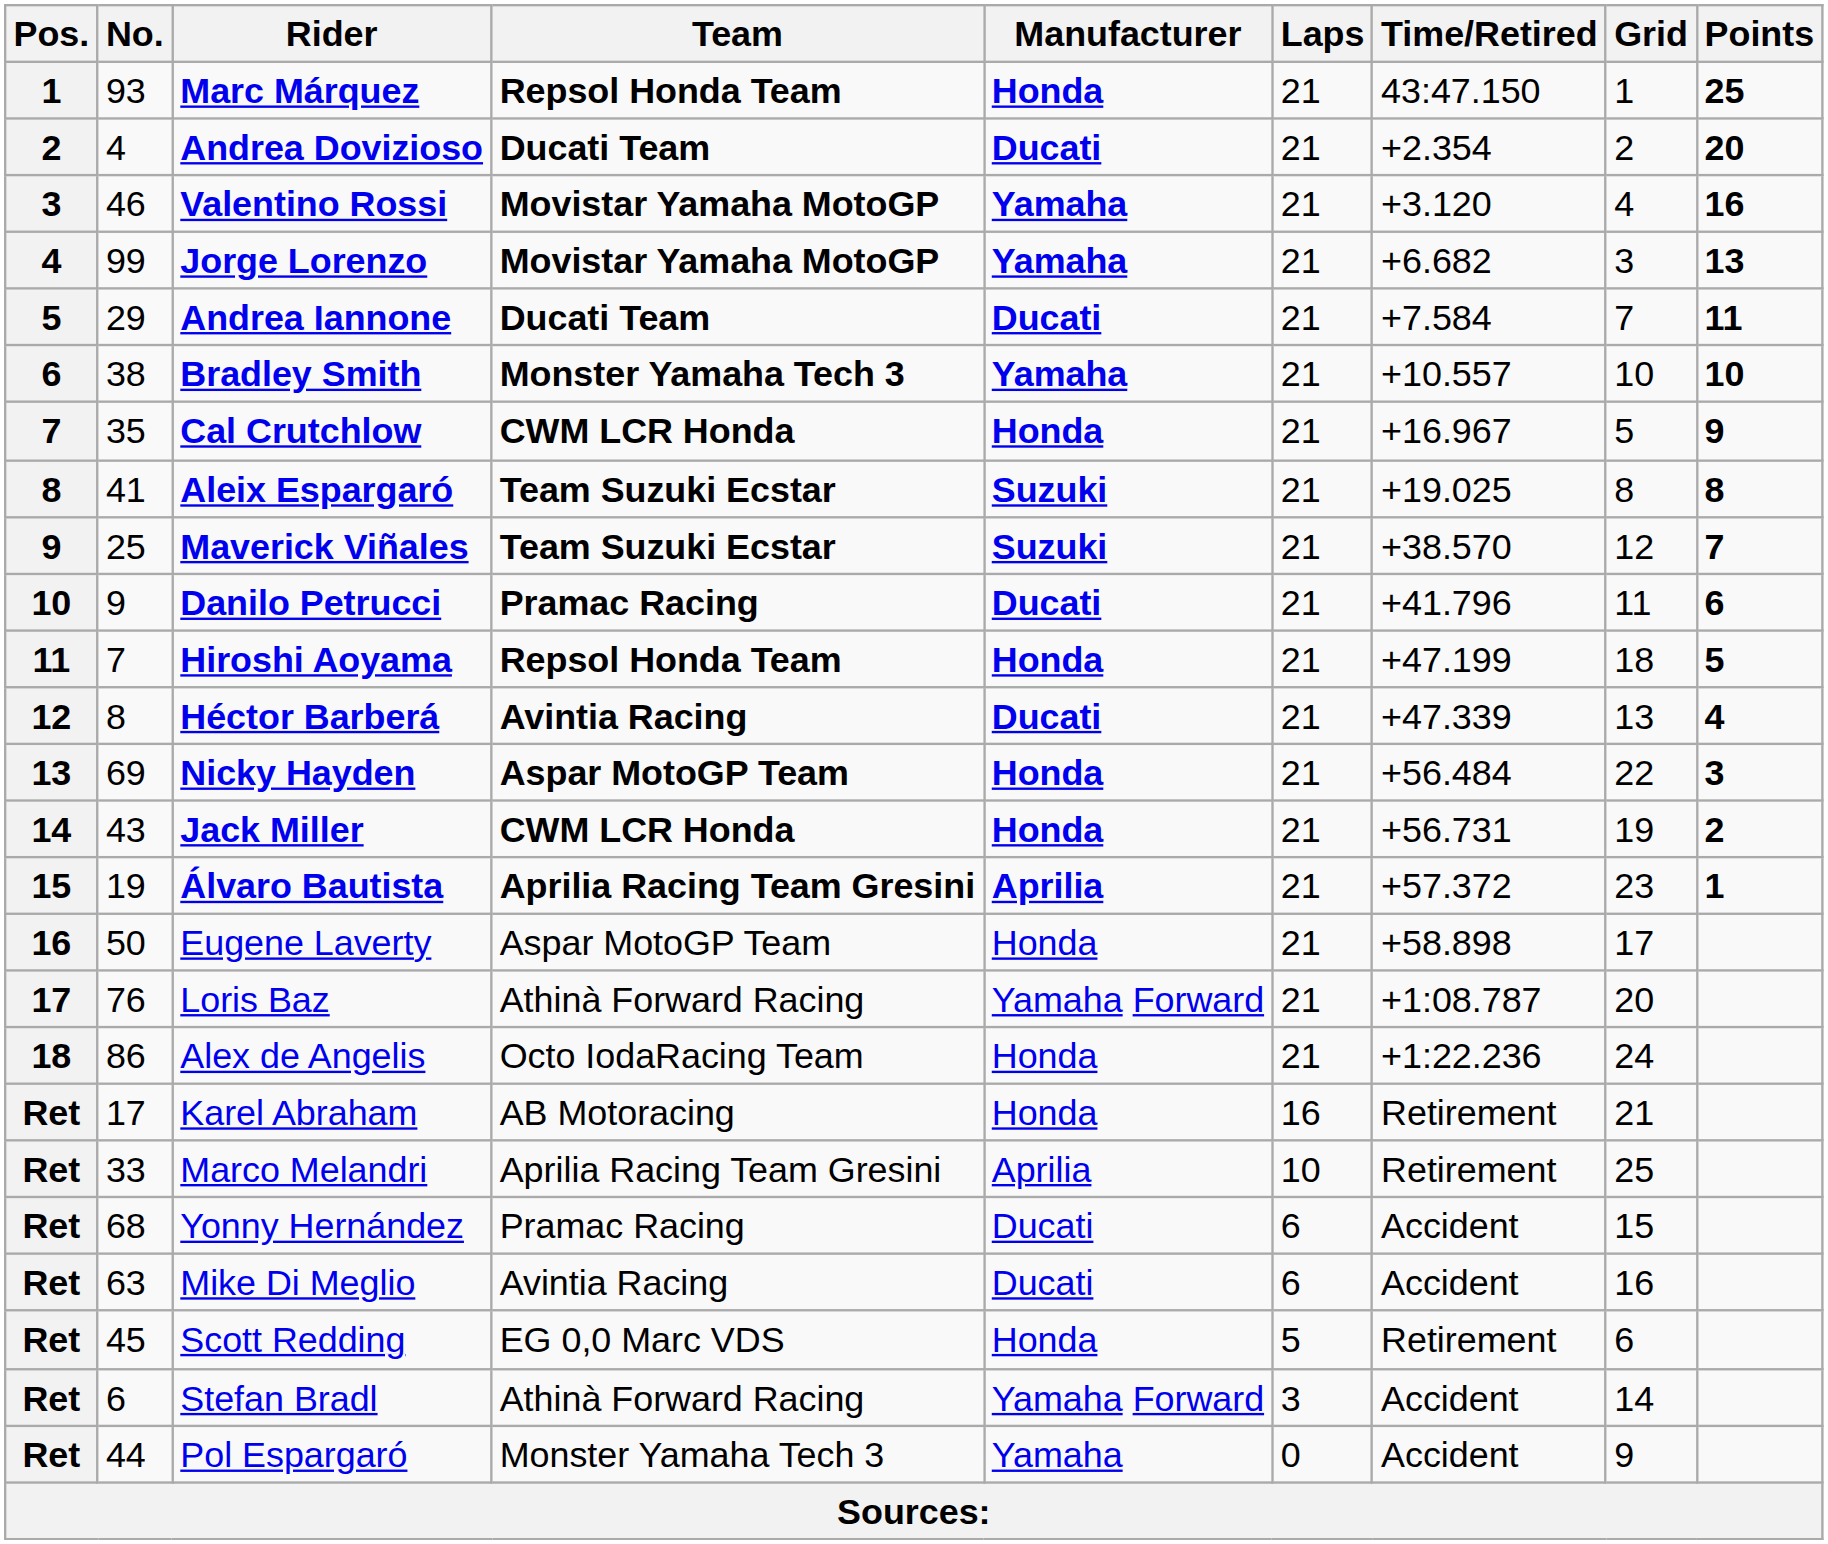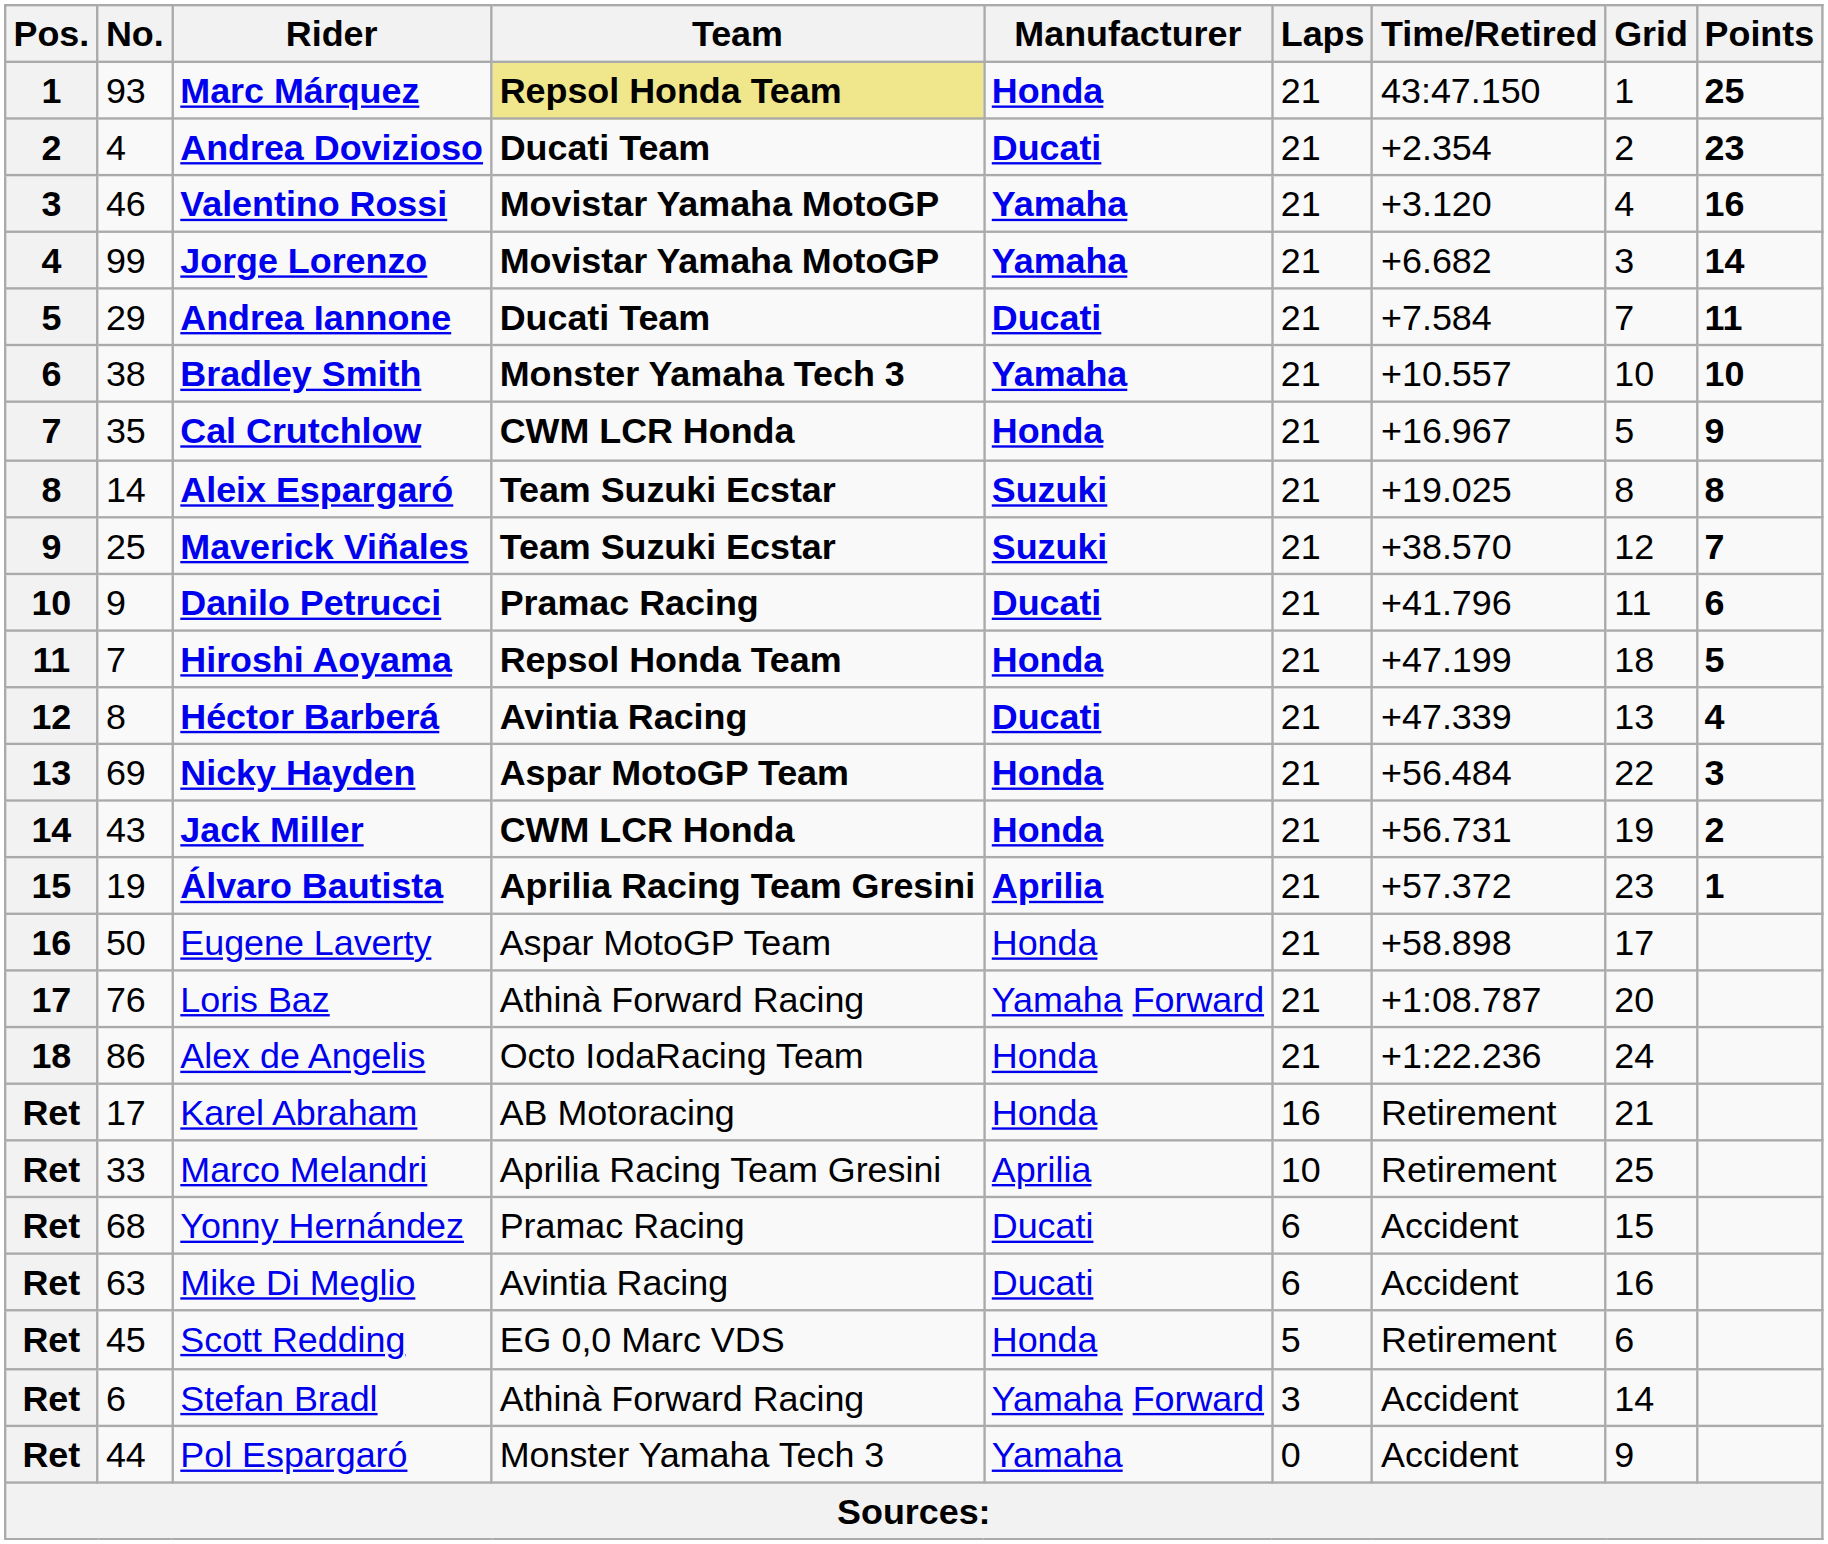(671, 91) no background -> (671, 91) khaki background
(1725, 147) 20 -> (1725, 147) 23
(1725, 261) 13 -> (1725, 261) 14
(126, 488) 41 -> (126, 488) 14
